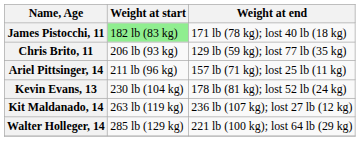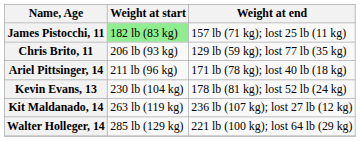(269, 32) 171 lb (78 kg); lost 40 lb (18 kg) -> (269, 32) 157 lb (71 kg); lost 25 lb (11 kg)
(269, 70) 157 lb (71 kg); lost 25 lb (11 kg) -> (269, 70) 171 lb (78 kg); lost 40 lb (18 kg)
